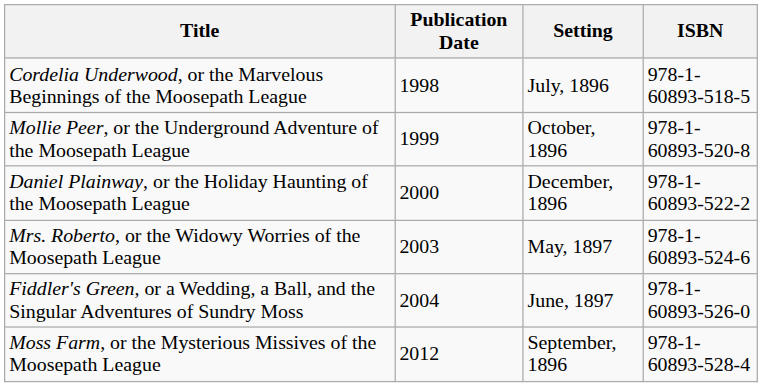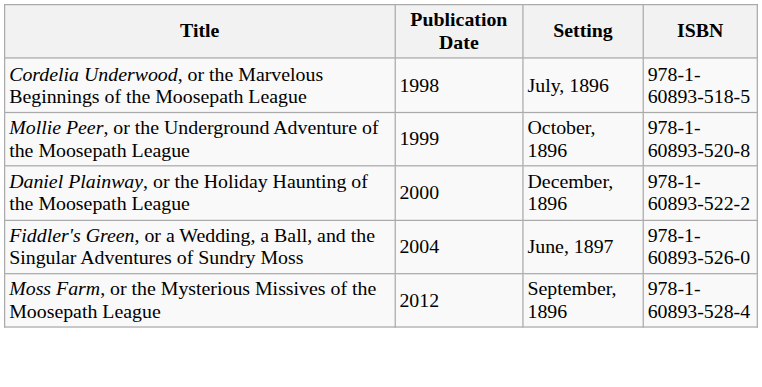- row: (185, 246)
